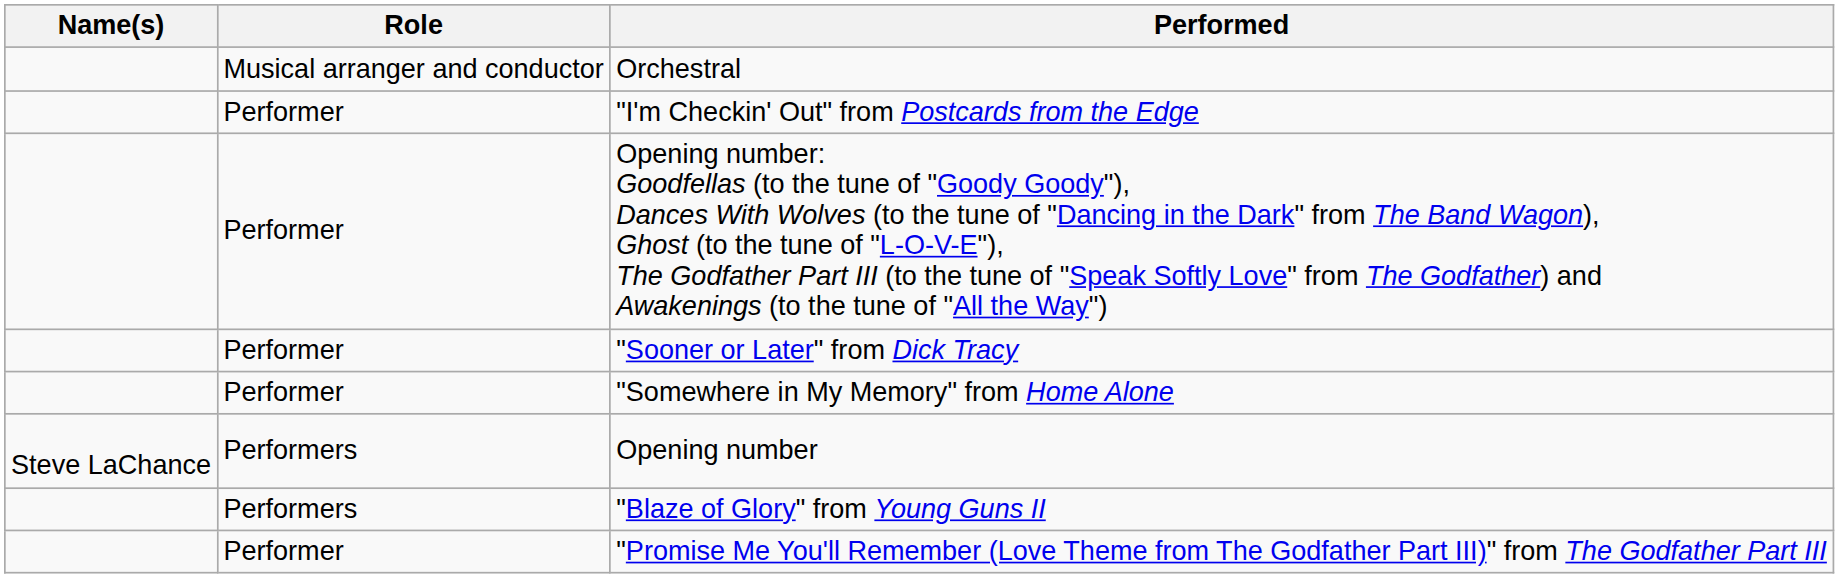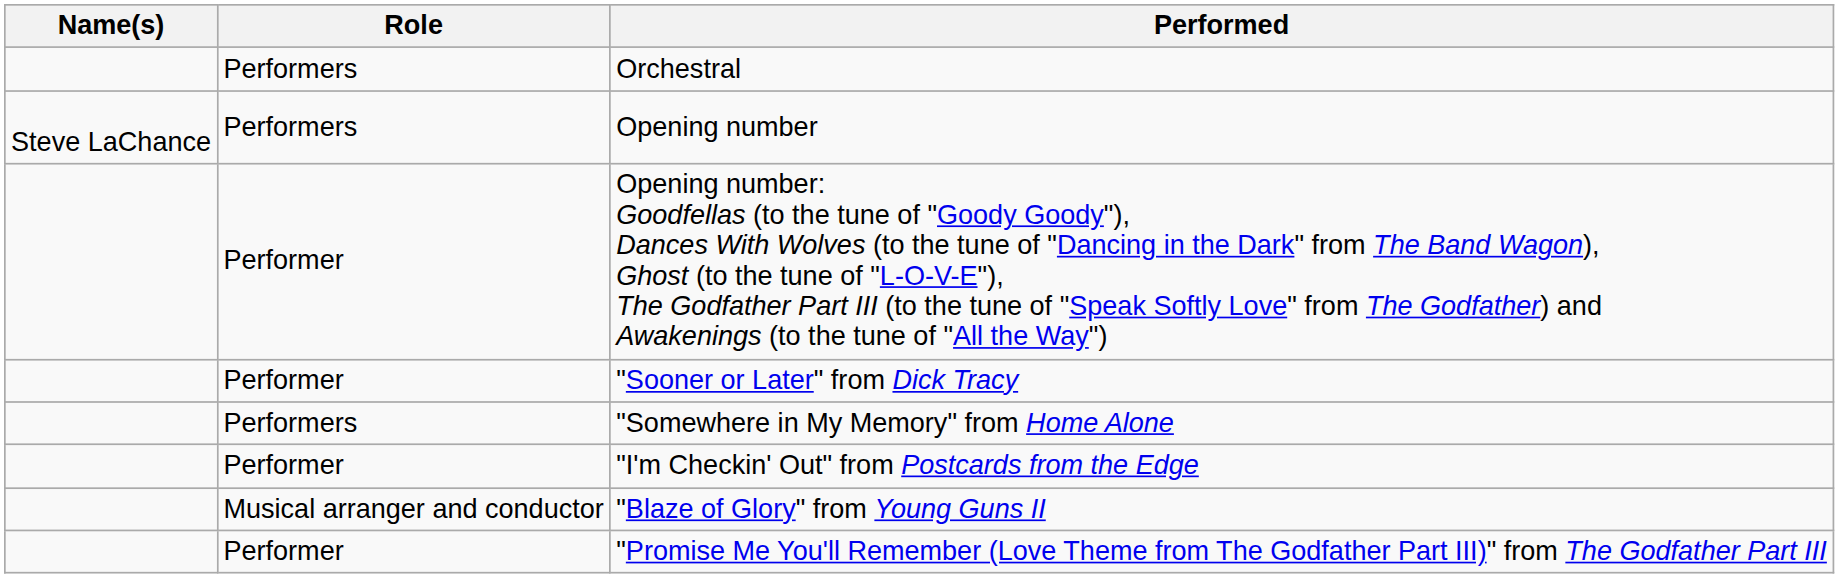(414, 68) Musical arranger and conductor -> (290, 68) Performers
rows swapped: (717, 450) <-> (908, 111)
(284, 392) Performer -> (290, 422) Performers
(290, 508) Performers -> (414, 508) Musical arranger and conductor
